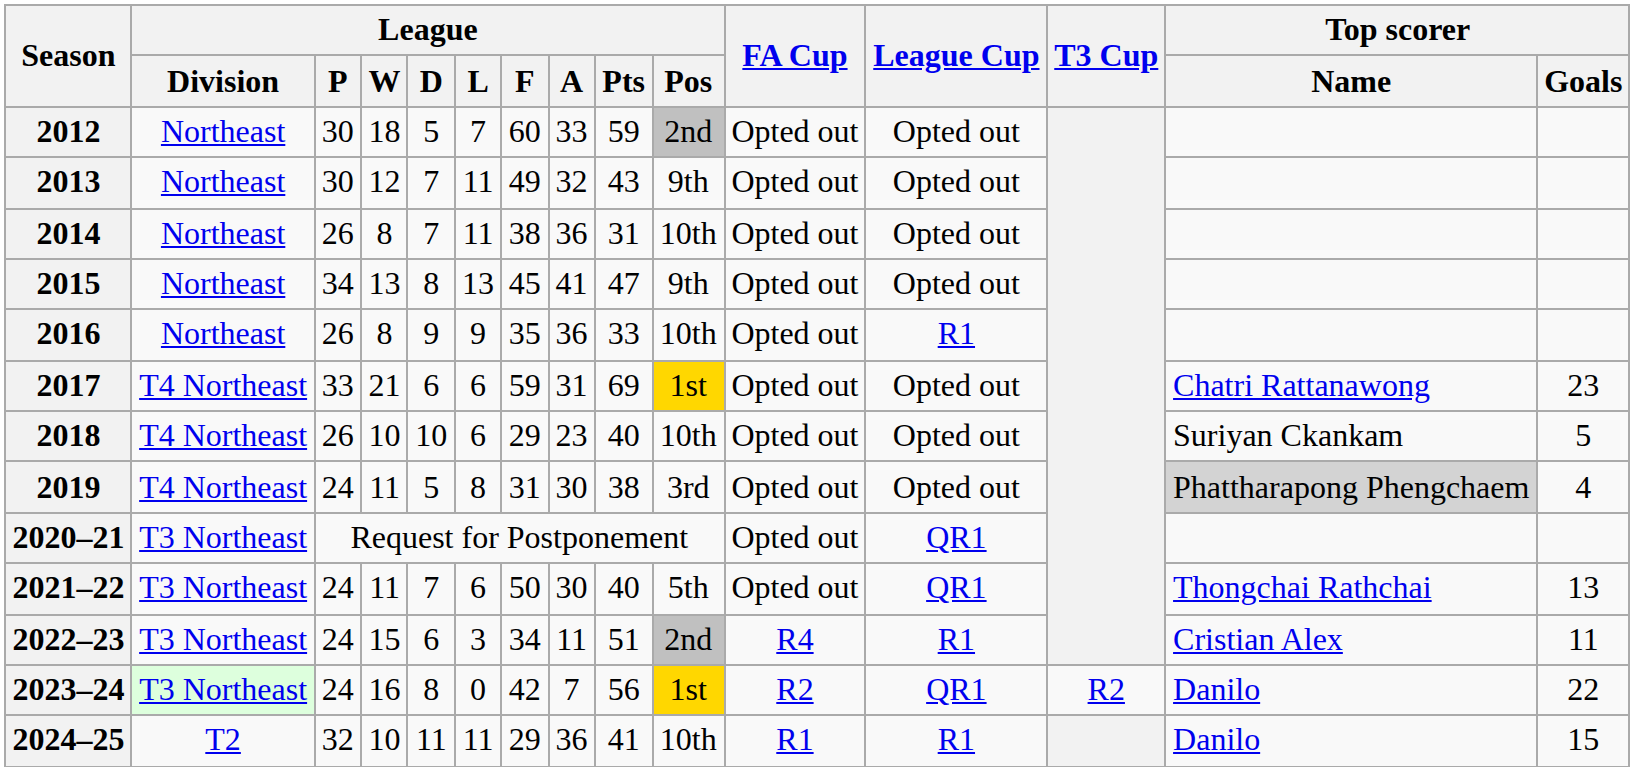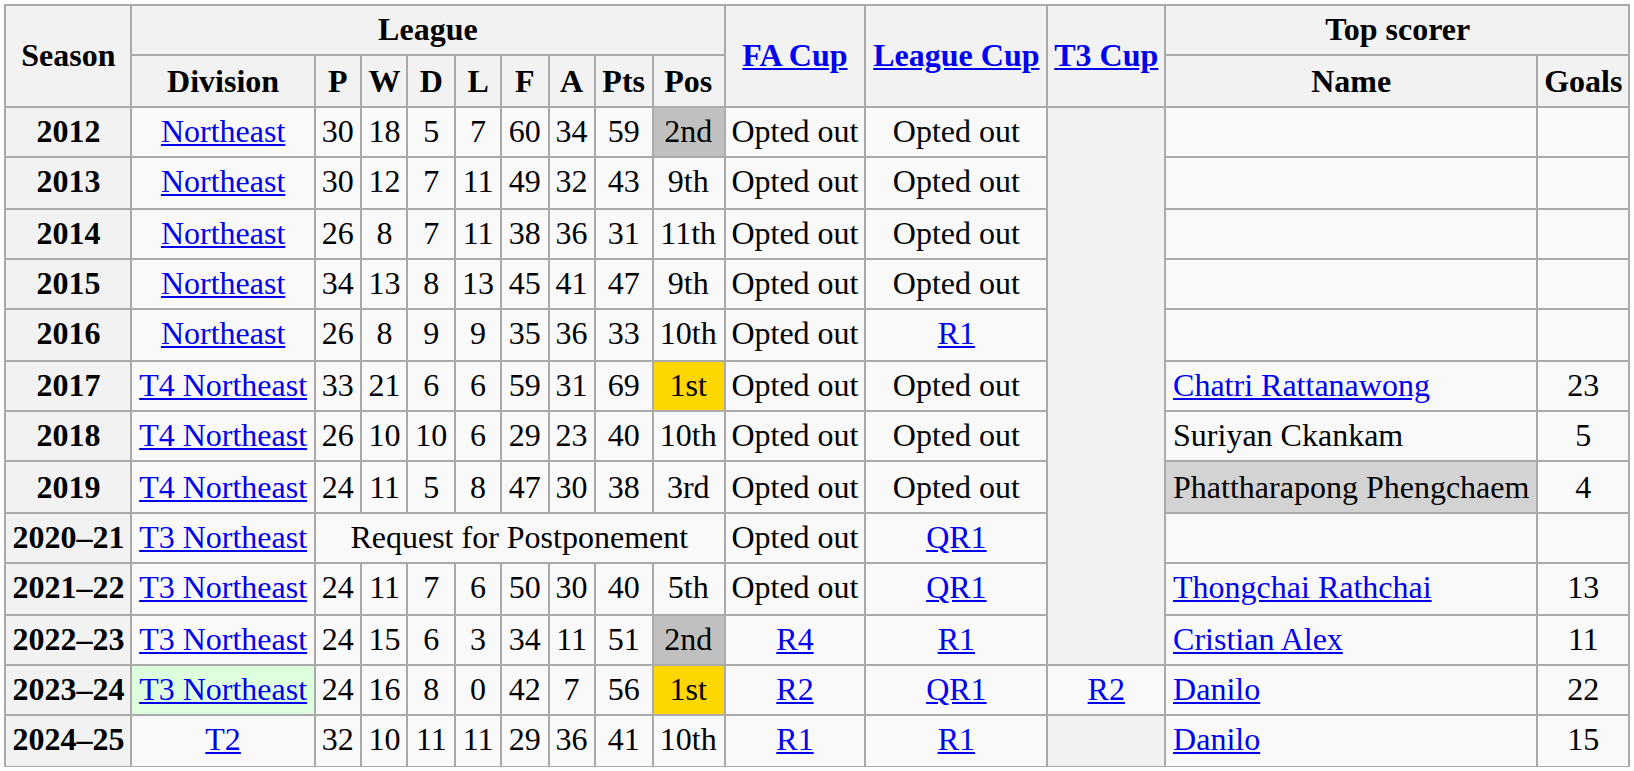(572, 131) 33 -> (572, 131) 34
(688, 232) 10th -> (688, 232) 11th
(525, 486) 31 -> (525, 486) 47
